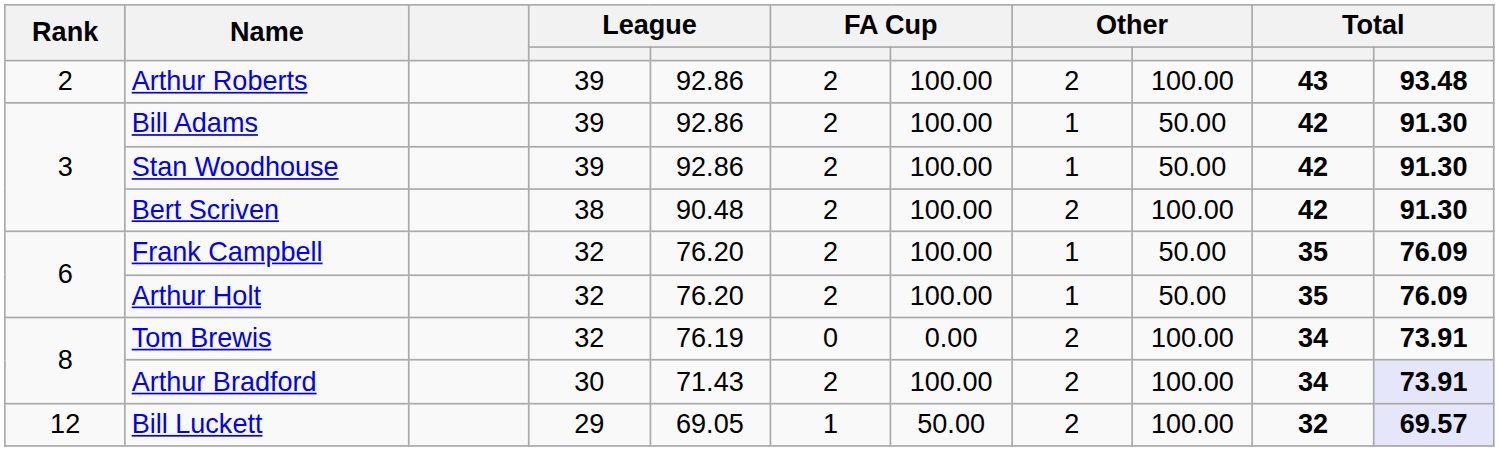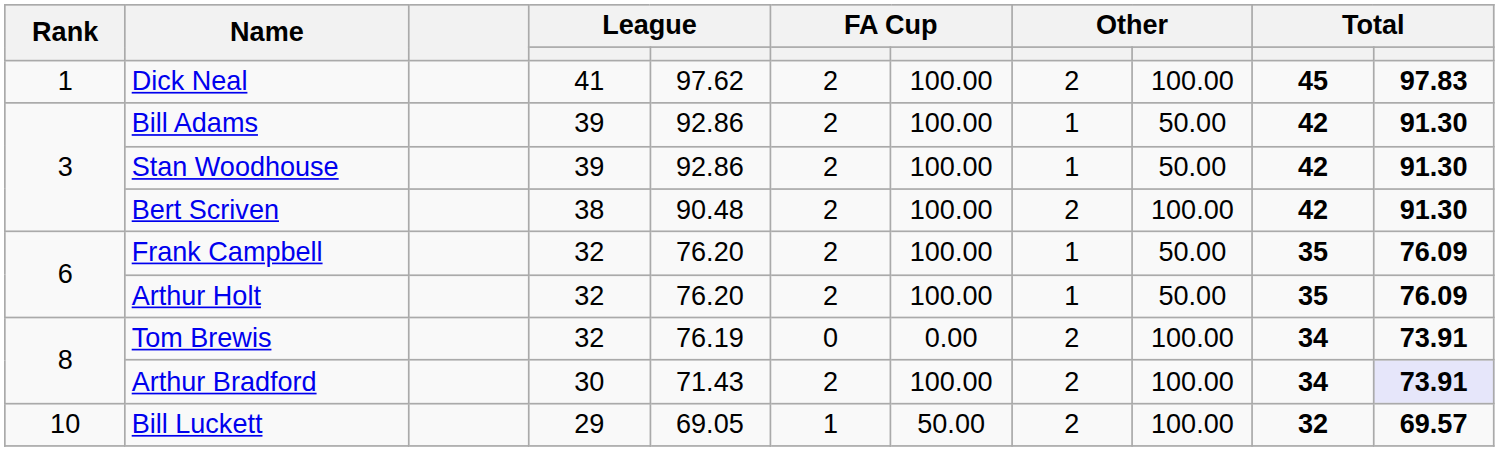+ row: (190, 81)
- row: (220, 81)
(65, 424) 12 -> (65, 424) 10
(1434, 424) lavender background -> (1434, 424) no background
